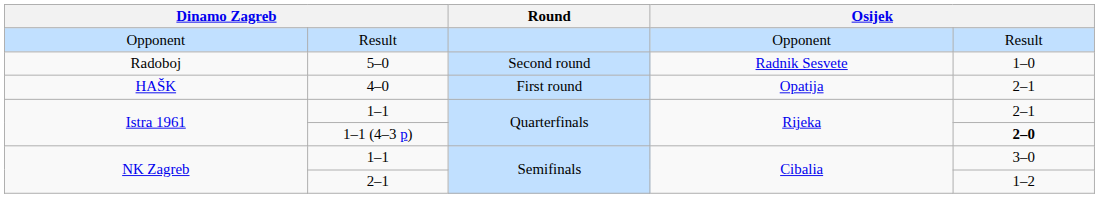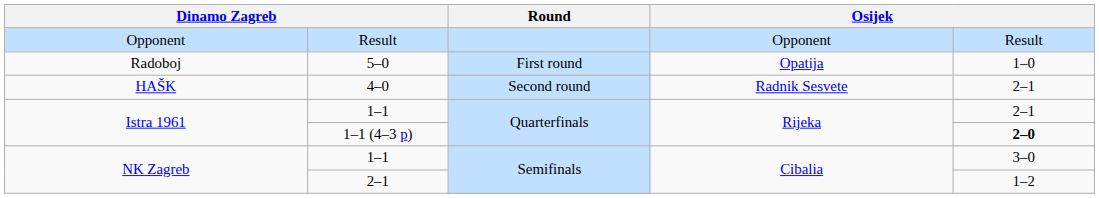(549, 63) Second round -> (549, 63) First round
(802, 63) Radnik Sesvete -> (802, 63) Opatija
(549, 87) First round -> (549, 87) Second round
(802, 87) Opatija -> (802, 87) Radnik Sesvete
